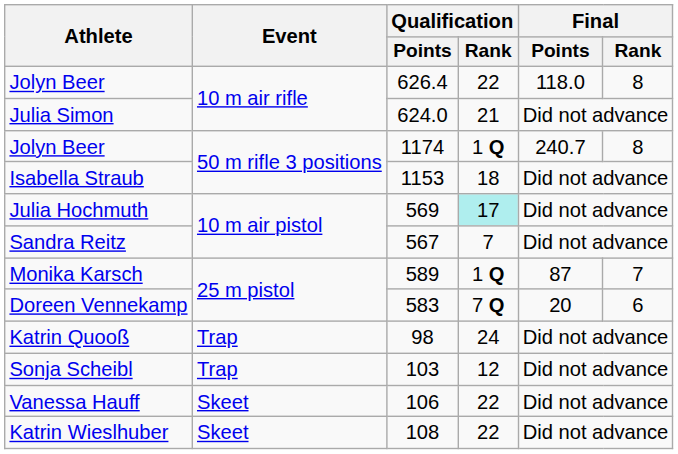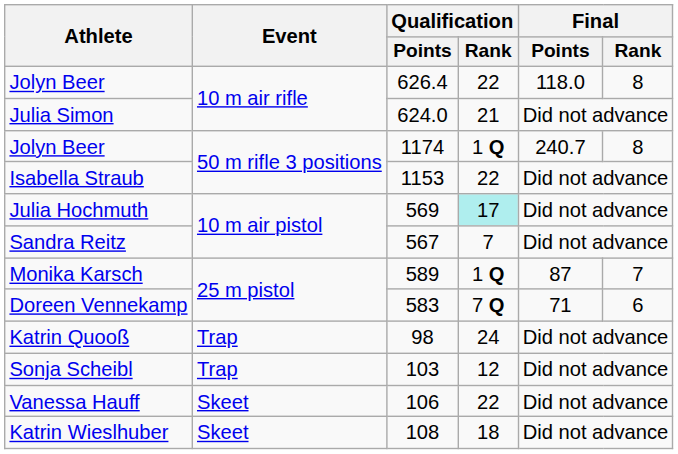(488, 178) 18 -> (488, 178) 22
(560, 306) 20 -> (560, 306) 71
(488, 433) 22 -> (488, 433) 18
